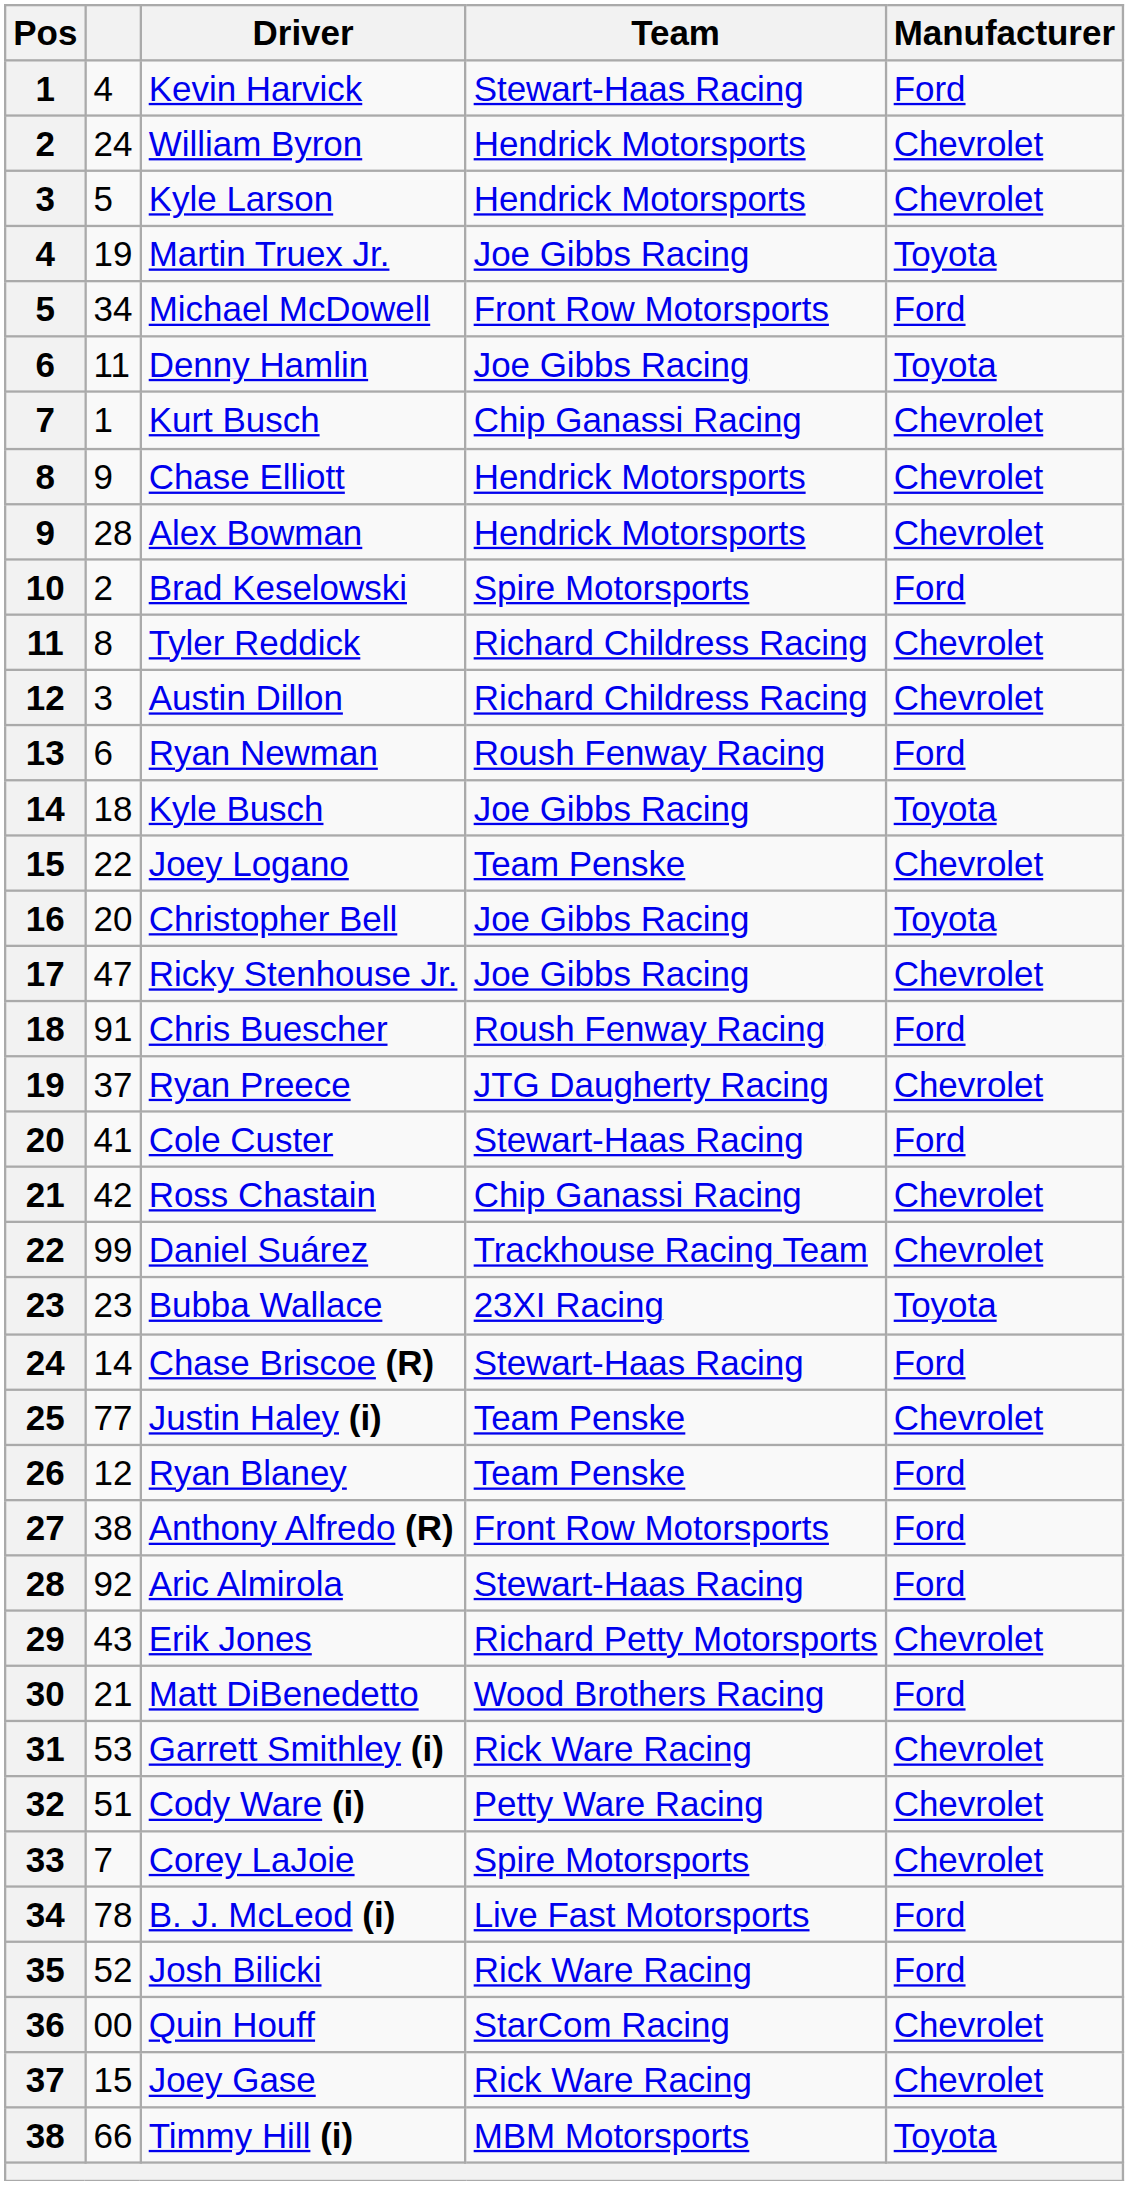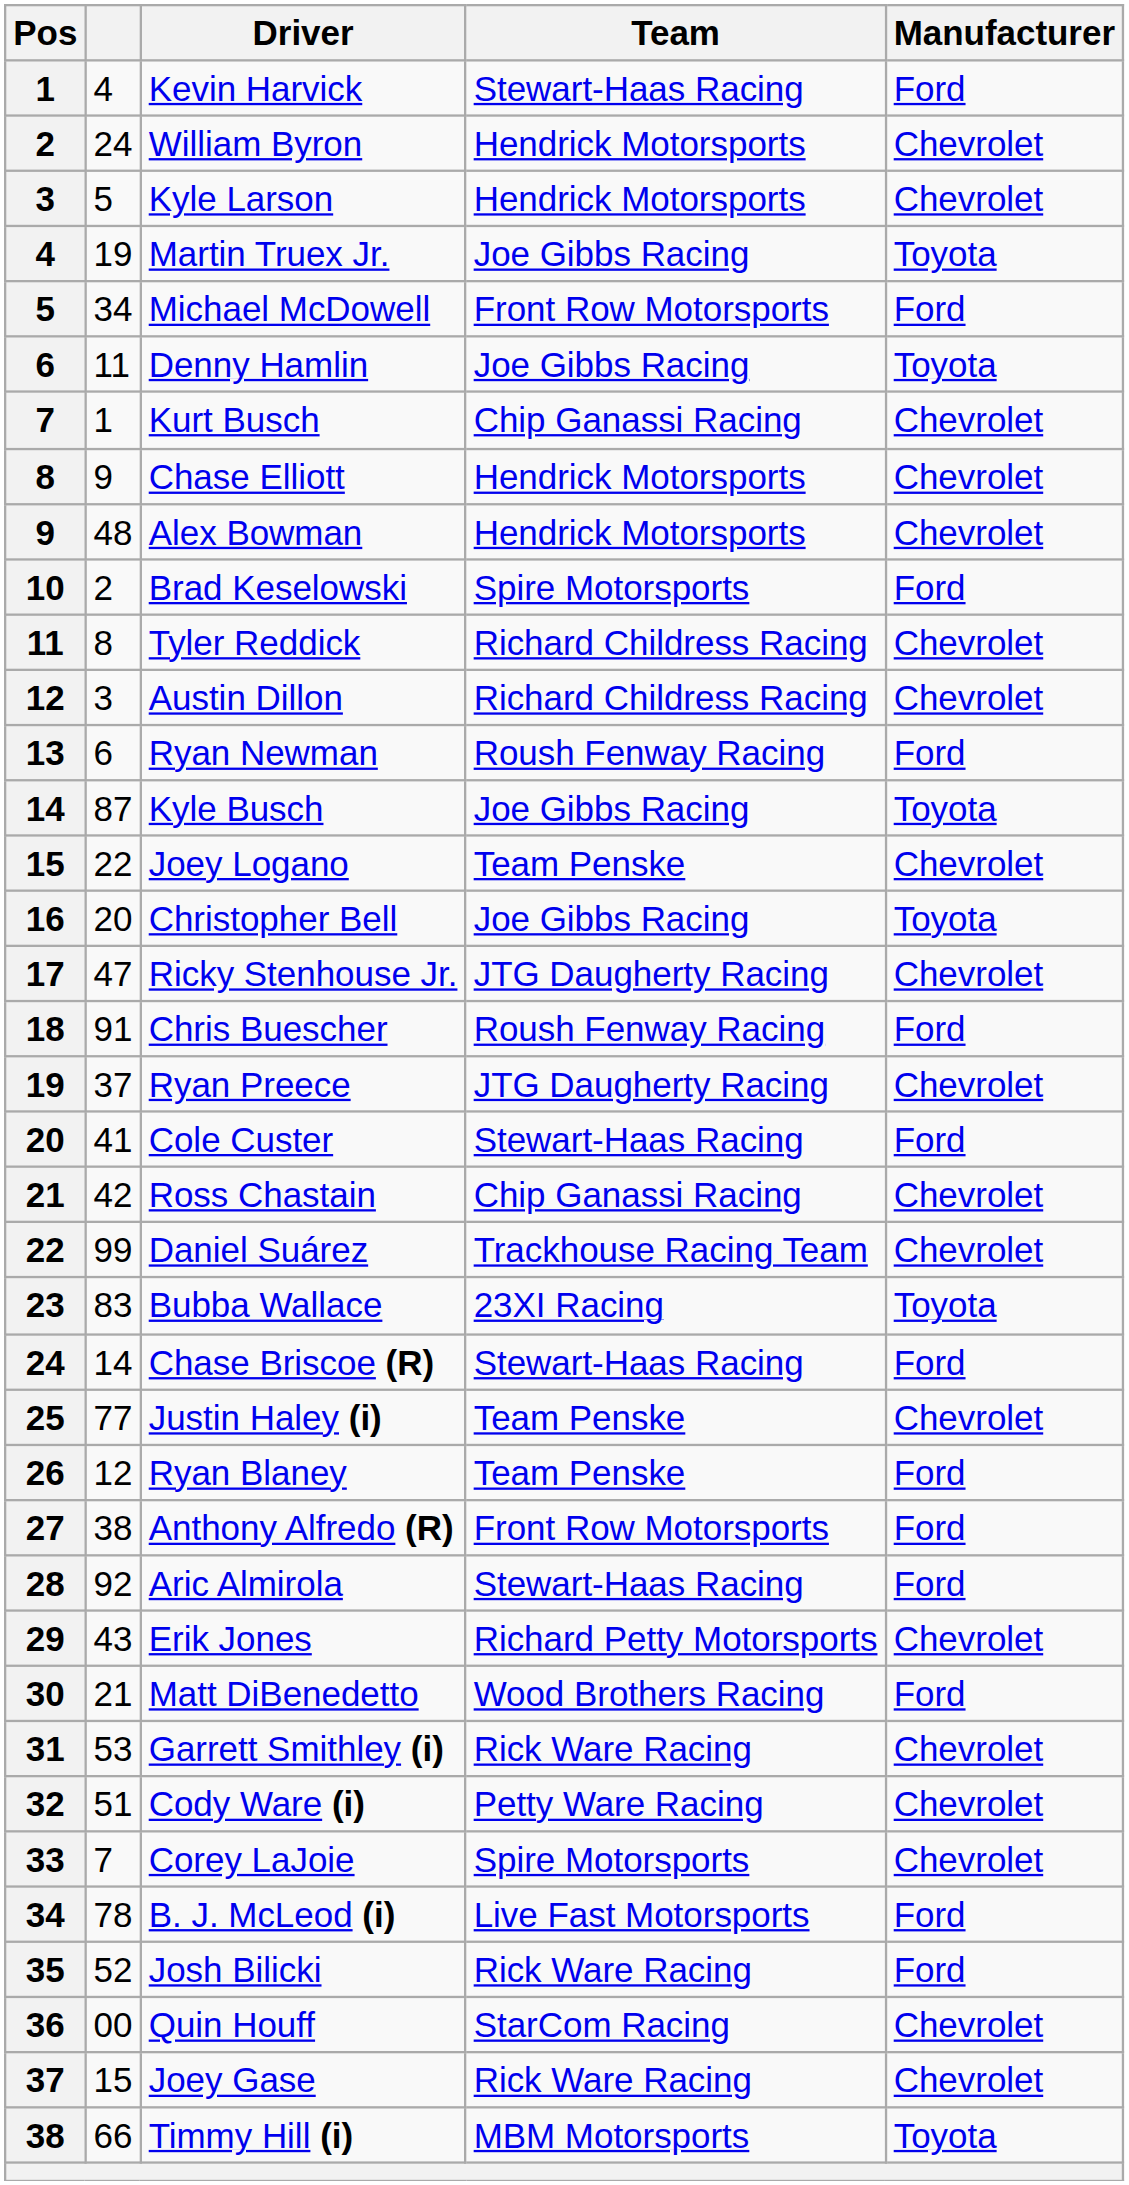(113, 531) 28 -> (113, 531) 48
(113, 808) 18 -> (113, 808) 87
(612, 974) Joe Gibbs Racing -> (651, 974) JTG Daugherty Racing
(113, 1306) 23 -> (113, 1306) 83
